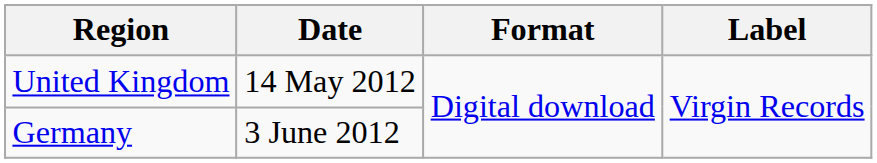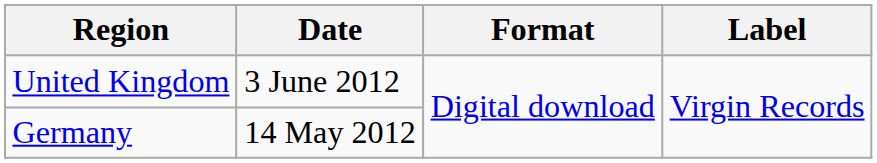(330, 81) 14 May 2012 -> (322, 81) 3 June 2012
(322, 132) 3 June 2012 -> (330, 132) 14 May 2012
